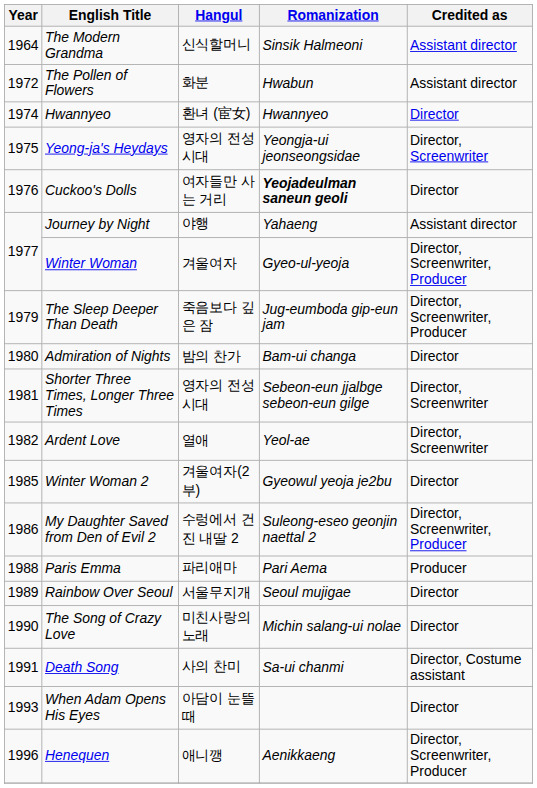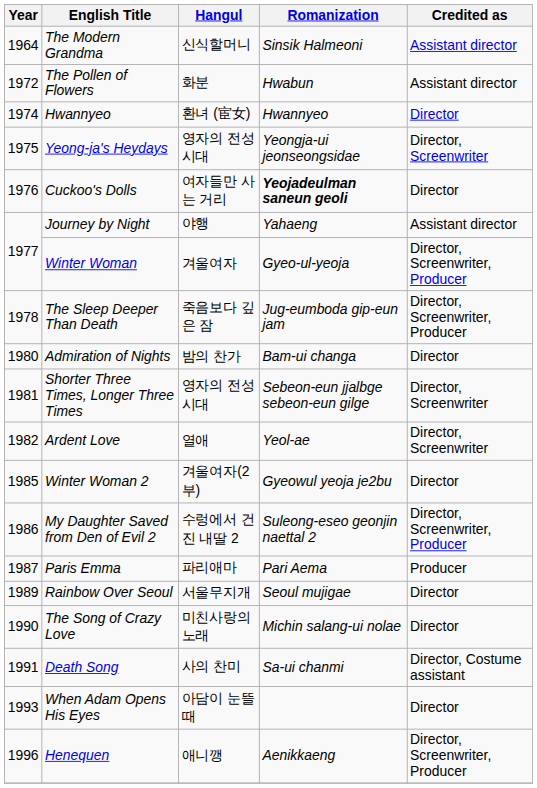(23, 317) 1979 -> (23, 317) 1978
(23, 568) 1988 -> (23, 568) 1987
